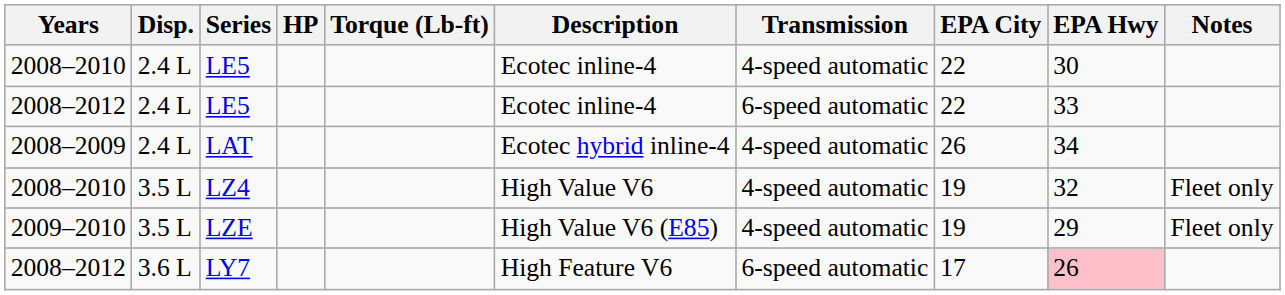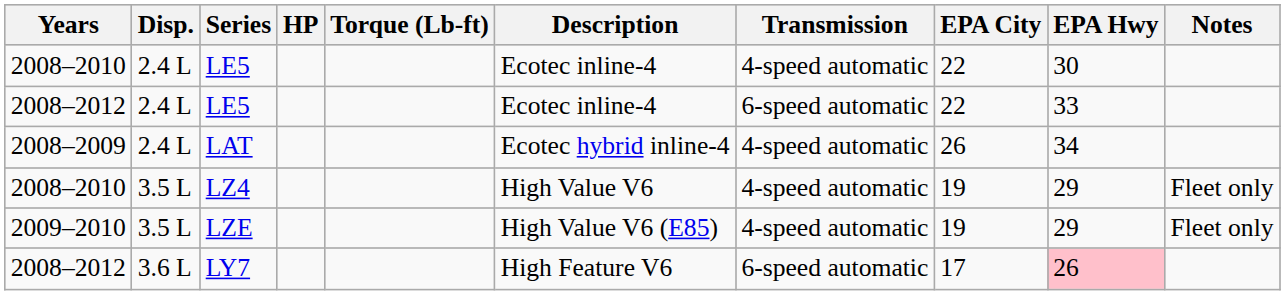(1066, 187) 32 -> (1066, 187) 29
